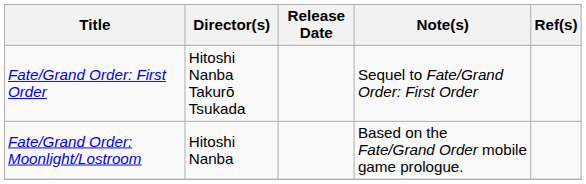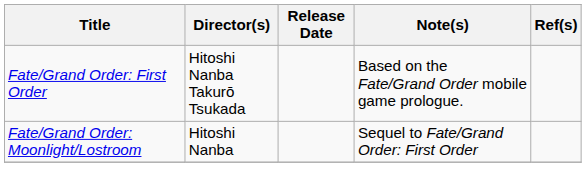(431, 83) Sequel to Fate/Grand Order: First Order -> (442, 83) Based on the Fate/Grand Order mobile game prologue.
(442, 150) Based on the Fate/Grand Order mobile game prologue. -> (431, 141) Sequel to Fate/Grand Order: First Order
